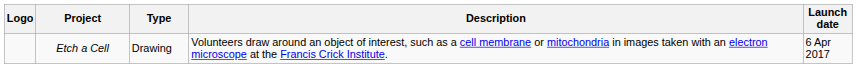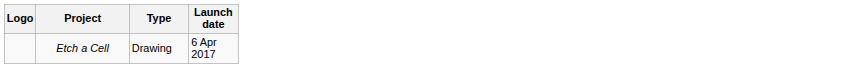- column: (496, 19)
